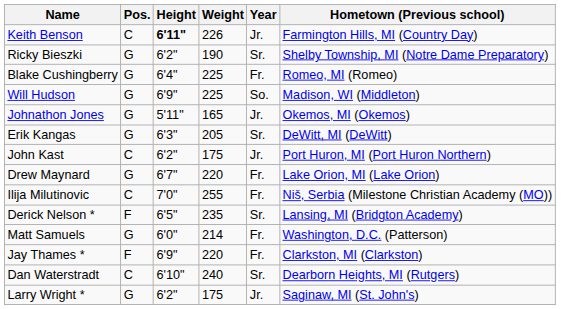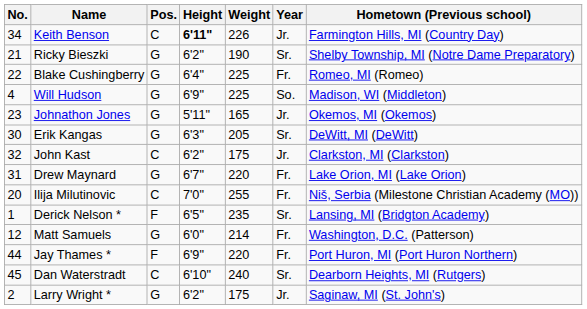+ column: (18, 15)
(387, 155) Port Huron, MI (Port Huron Northern) -> (379, 155) Clarkston, MI (Clarkston)
(353, 255) Clarkston, MI (Clarkston) -> (413, 255) Port Huron, MI (Port Huron Northern)
